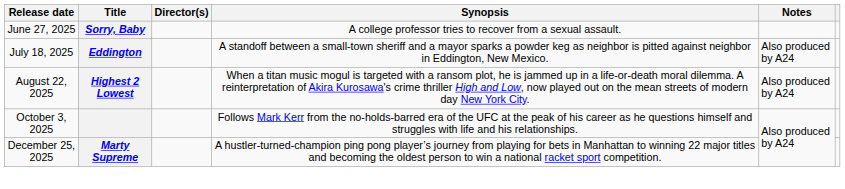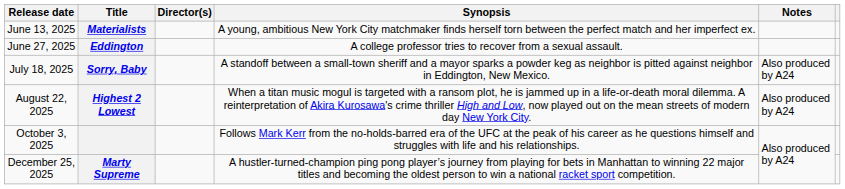+ row: (41, 30)
(115, 30) Sorry, Baby -> (117, 47) Eddington
(115, 53) Eddington -> (117, 70) Sorry, Baby
